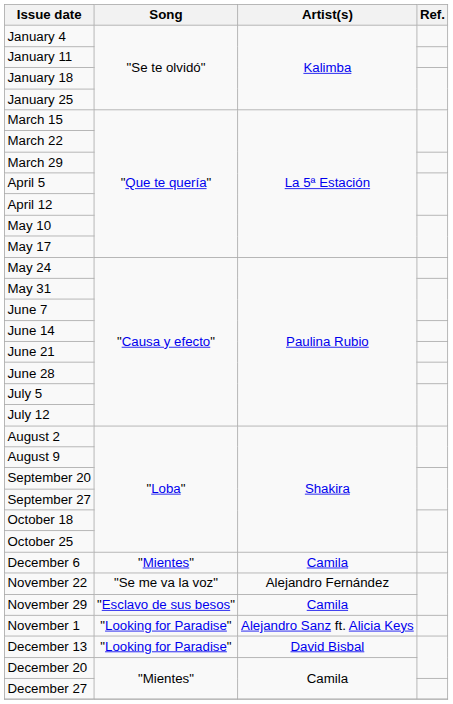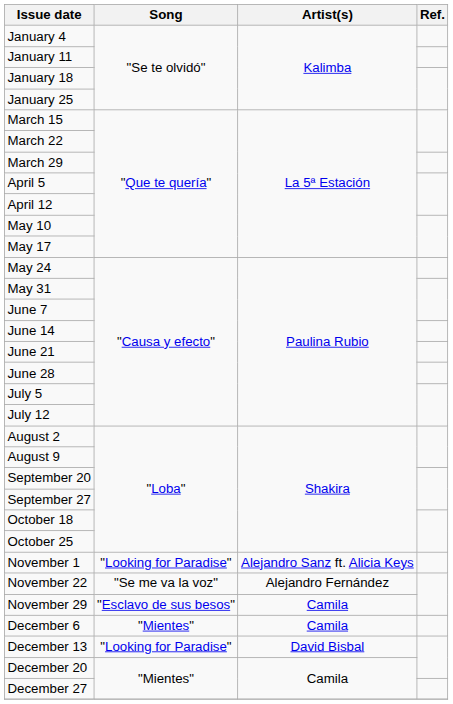rows swapped: (44, 625) <-> (44, 562)
